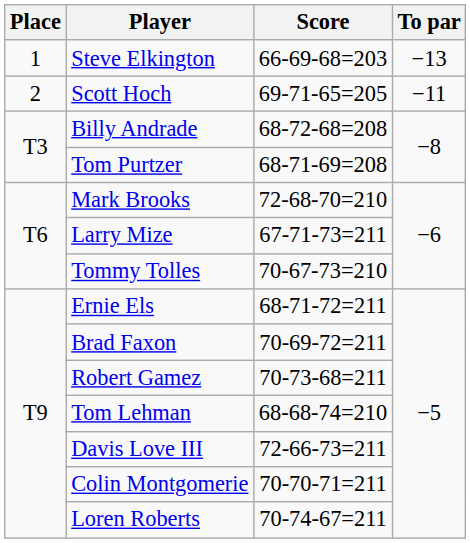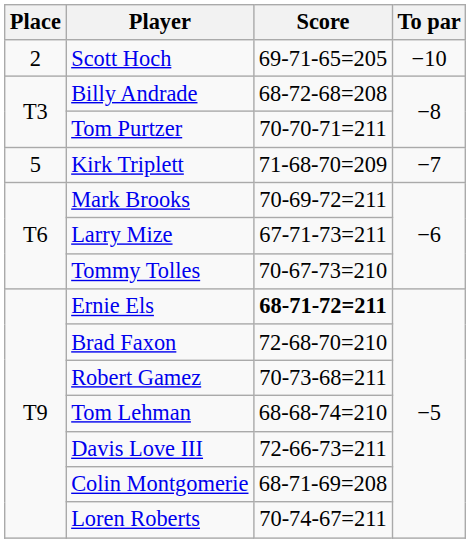- row: (143, 57)
(429, 93) −11 -> (429, 57) −10
(323, 164) 68-71-69=208 -> (323, 128) 70-70-71=211
+ row: (128, 164)
(323, 199) 72-68-70=210 -> (323, 199) 70-69-72=211
(323, 306) normal -> (323, 306) bold
(323, 341) 70-69-72=211 -> (323, 341) 72-68-70=210
(323, 484) 70-70-71=211 -> (323, 484) 68-71-69=208
